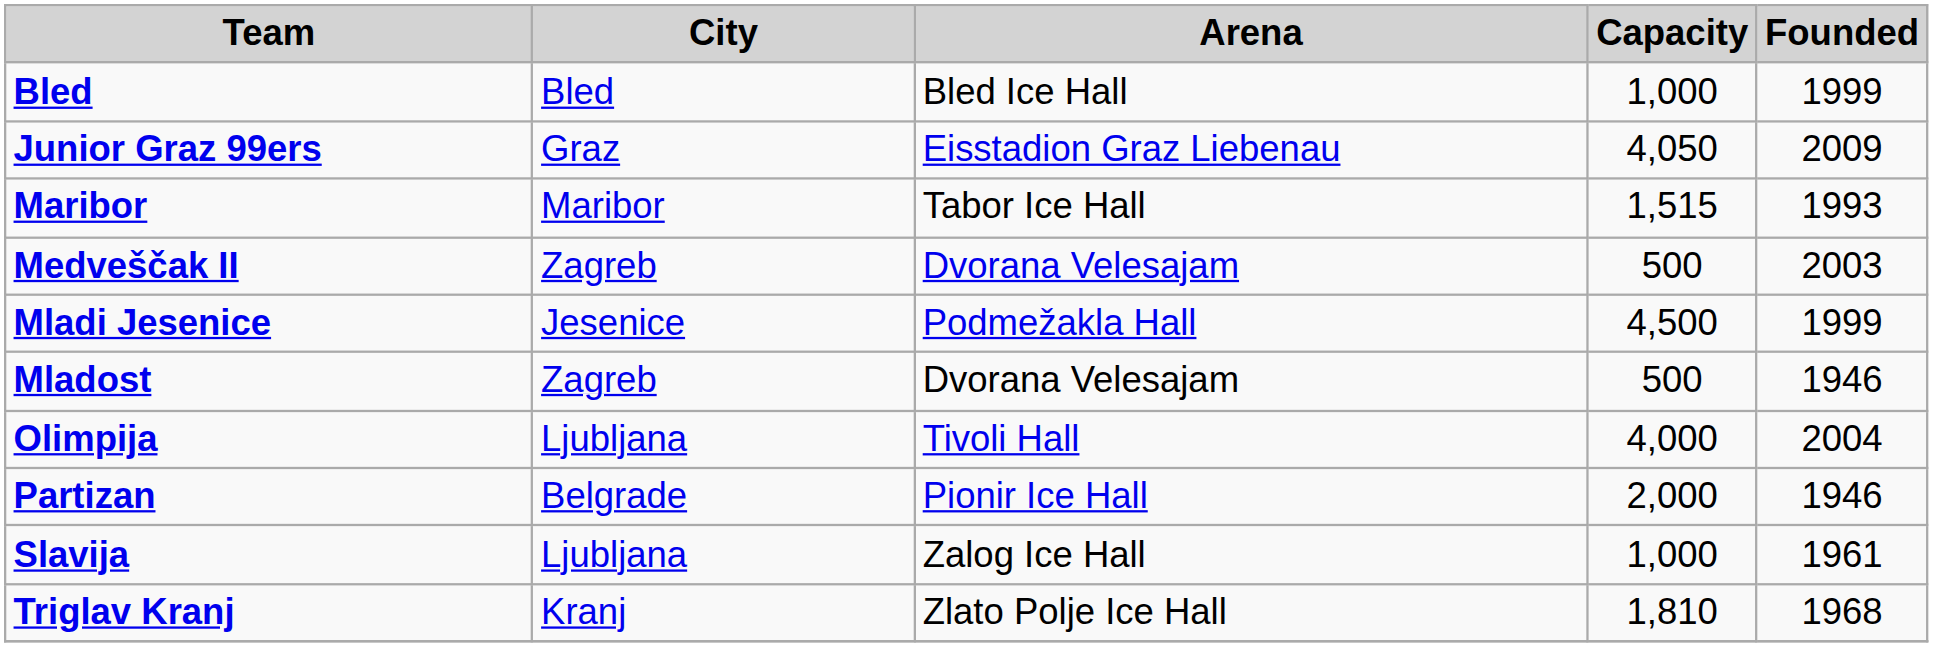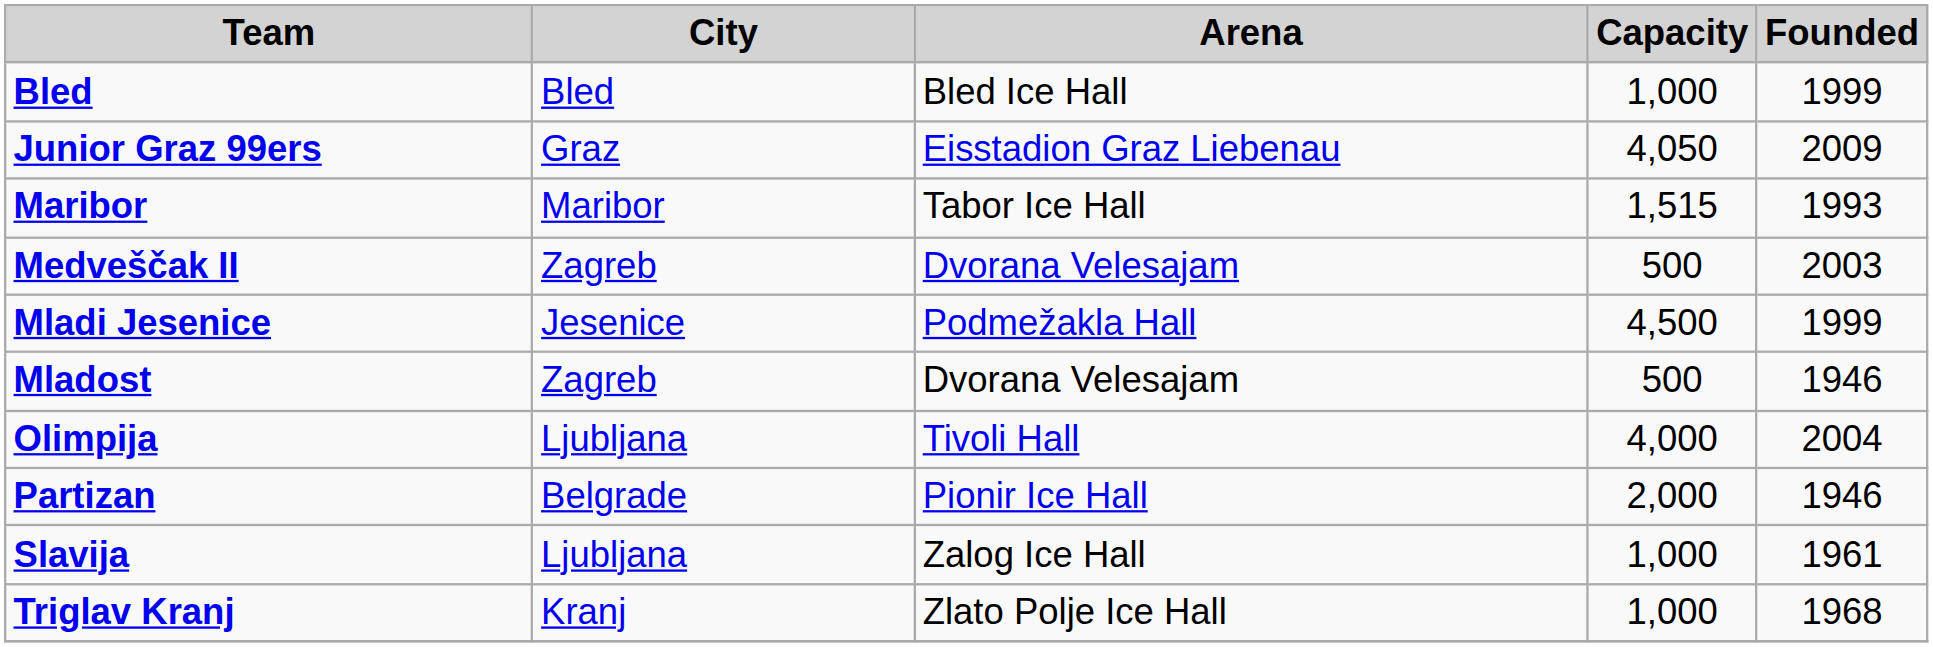(1672, 611) 1,810 -> (1672, 611) 1,000
